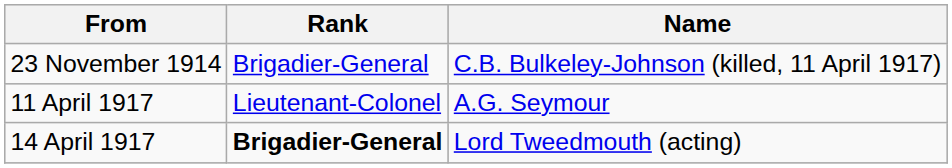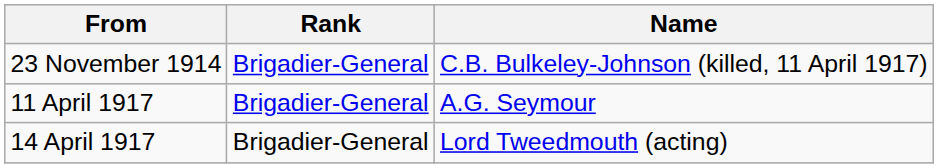(337, 102) Lieutenant-Colonel -> (331, 102) Brigadier-General
(338, 142) bold -> (331, 142) normal
